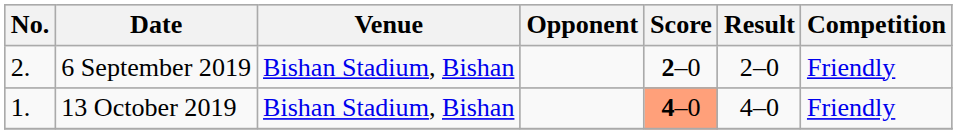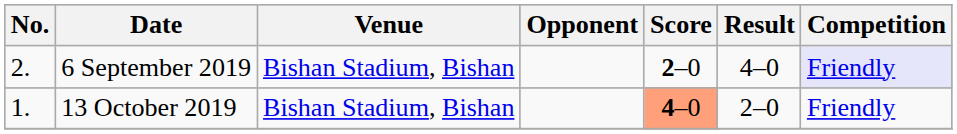(759, 66) 2–0 -> (759, 66) 4–0
(851, 66) no background -> (851, 66) lavender background
(759, 107) 4–0 -> (759, 107) 2–0
